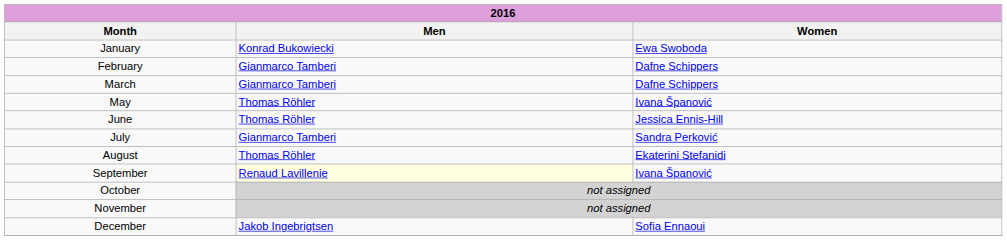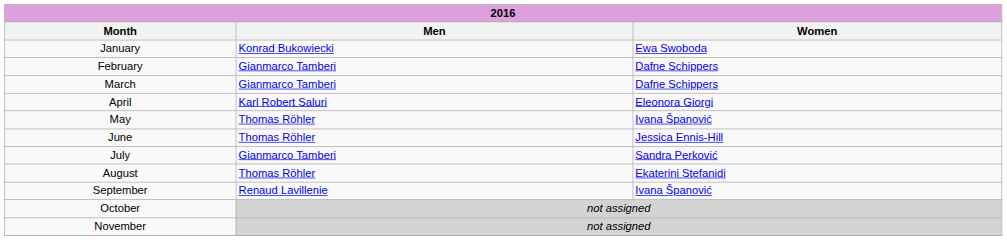+ row: (120, 102)
(283, 173) lightyellow background -> (283, 191) no background
- row: (120, 226)
